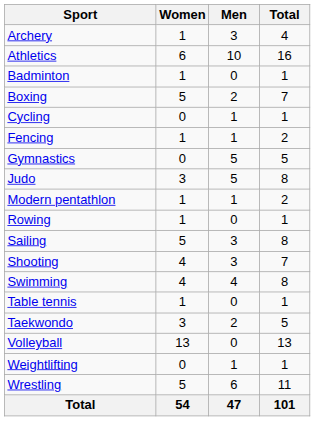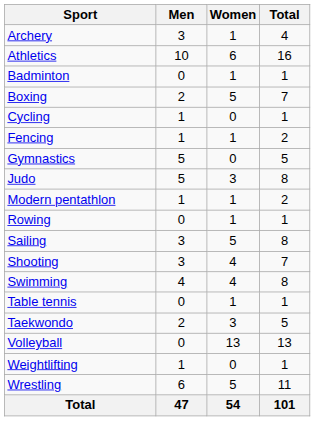columns swapped: (234, 14) <-> (182, 14)
